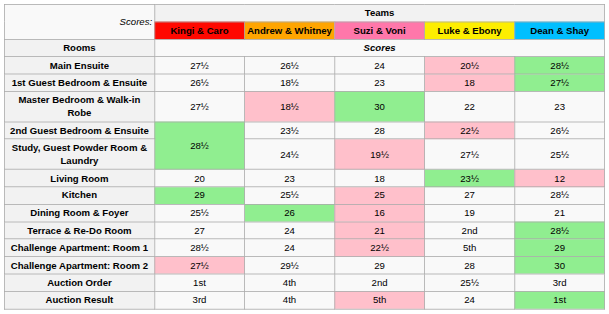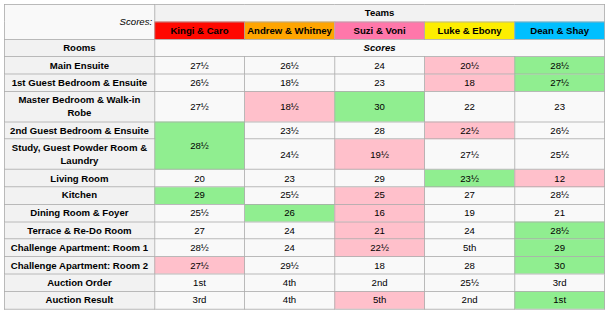(380, 178) 18 -> (380, 178) 29
(470, 230) 2nd -> (470, 230) 24
(380, 265) 29 -> (380, 265) 18
(470, 300) 24 -> (470, 300) 2nd
